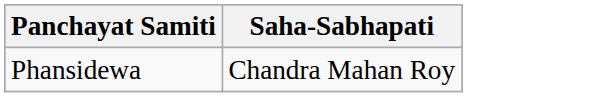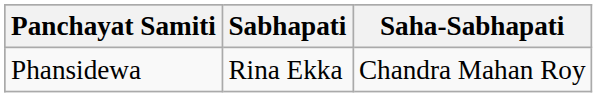+ column: (287, 26)
